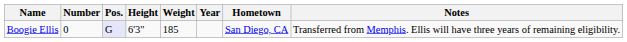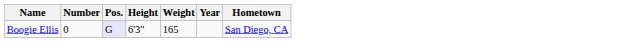- column: (457, 12)
(171, 29) 185 -> (171, 29) 165
